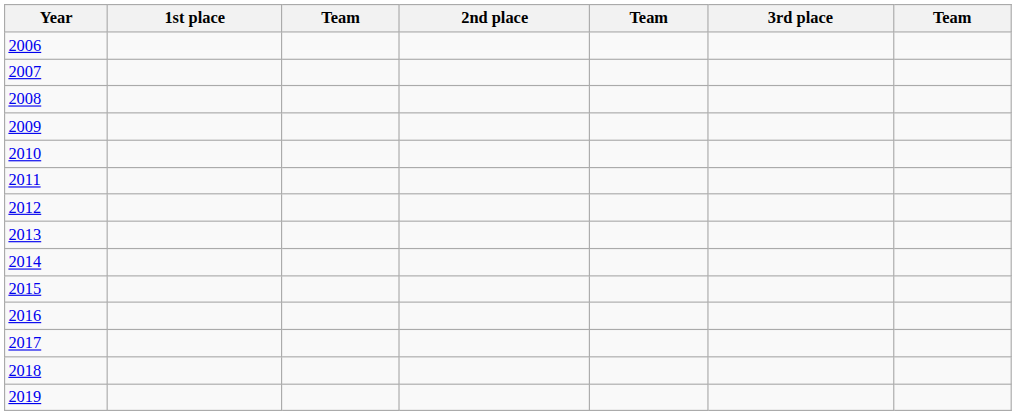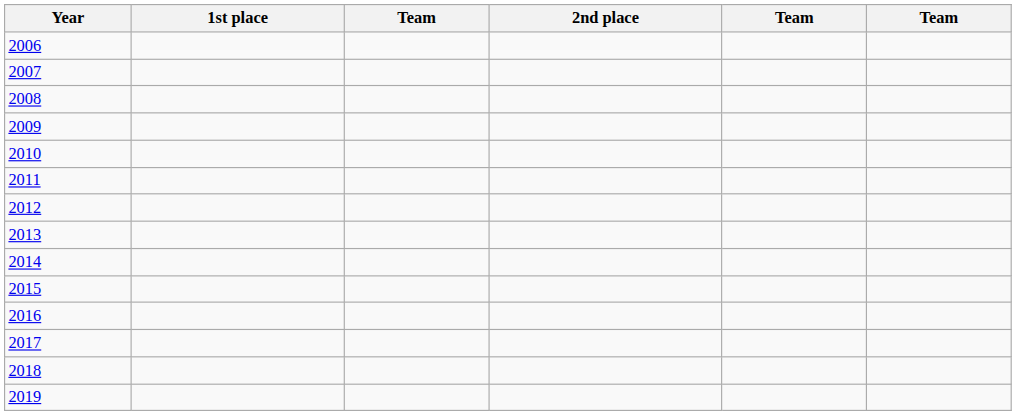- column: (800, 18)
